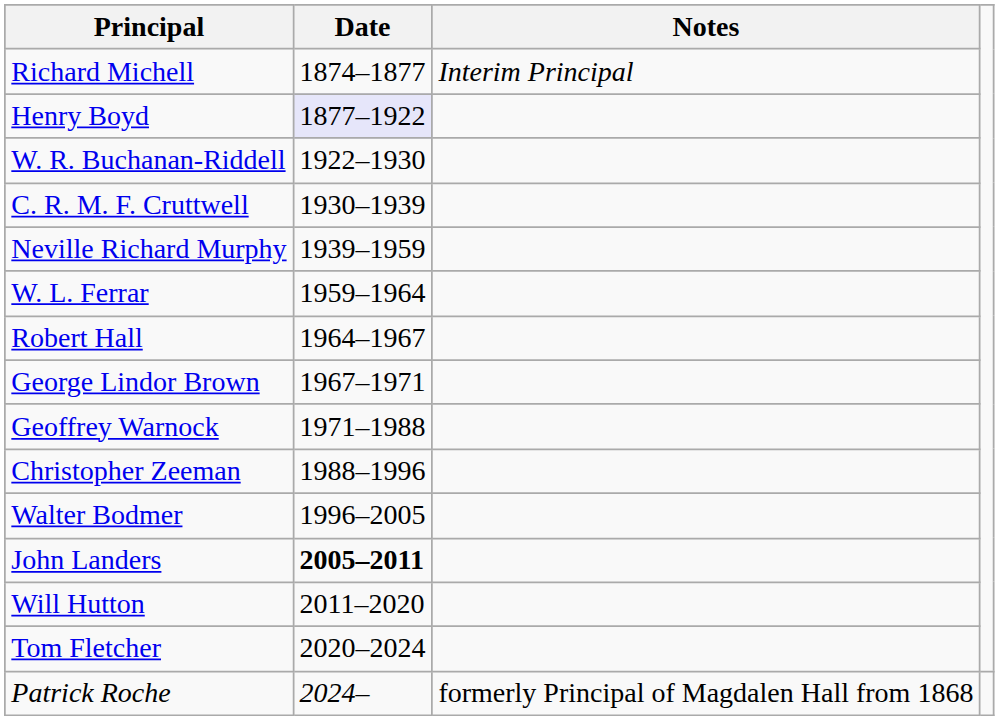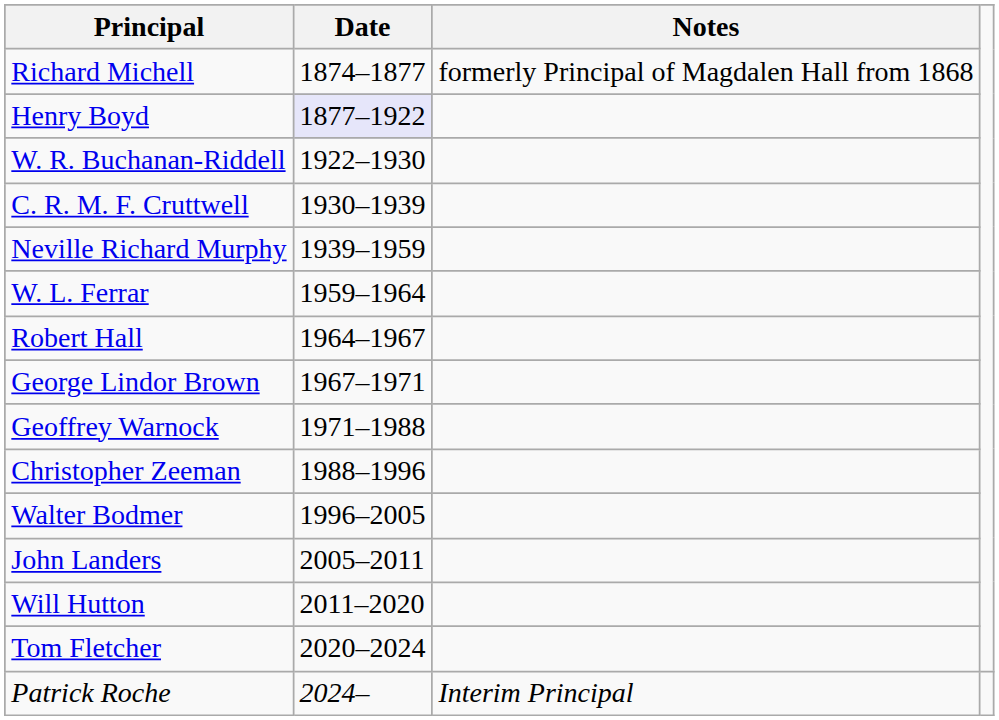(536, 71) Interim Principal -> (706, 71) formerly Principal of Magdalen Hall from 1868
(362, 559) bold -> (362, 559) normal
(706, 692) formerly Principal of Magdalen Hall from 1868 -> (536, 692) Interim Principal
